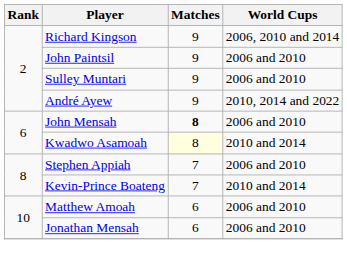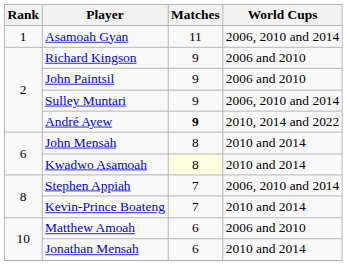+ row: (87, 36)
(283, 36) 2006, 2010 and 2014 -> (266, 57) 2006 and 2010
(266, 79) 2006 and 2010 -> (283, 100) 2006, 2010 and 2014
(195, 100) normal -> (195, 121) bold
(195, 121) bold -> (195, 143) normal
(266, 121) 2006 and 2010 -> (266, 143) 2010 and 2014
(266, 164) 2006 and 2010 -> (283, 185) 2006, 2010 and 2014
(266, 228) 2006 and 2010 -> (266, 249) 2010 and 2014
